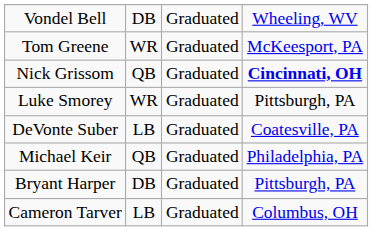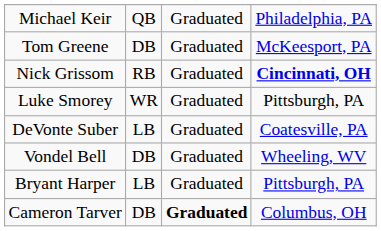rows swapped: (65, 18) <-> (65, 156)
(144, 45) WR -> (144, 45) DB
(144, 73) QB -> (144, 73) RB
(144, 184) DB -> (144, 184) LB
(144, 211) LB -> (144, 211) DB
(202, 211) normal -> (207, 211) bold
